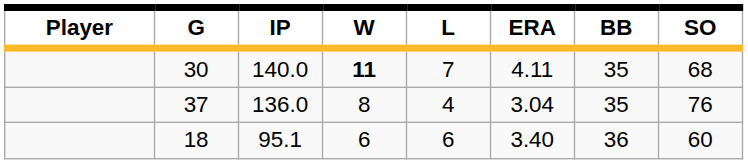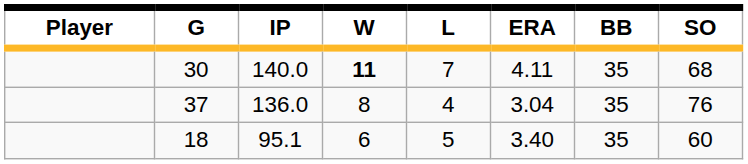(448, 140) 6 -> (448, 140) 5
(616, 140) 36 -> (616, 140) 35
